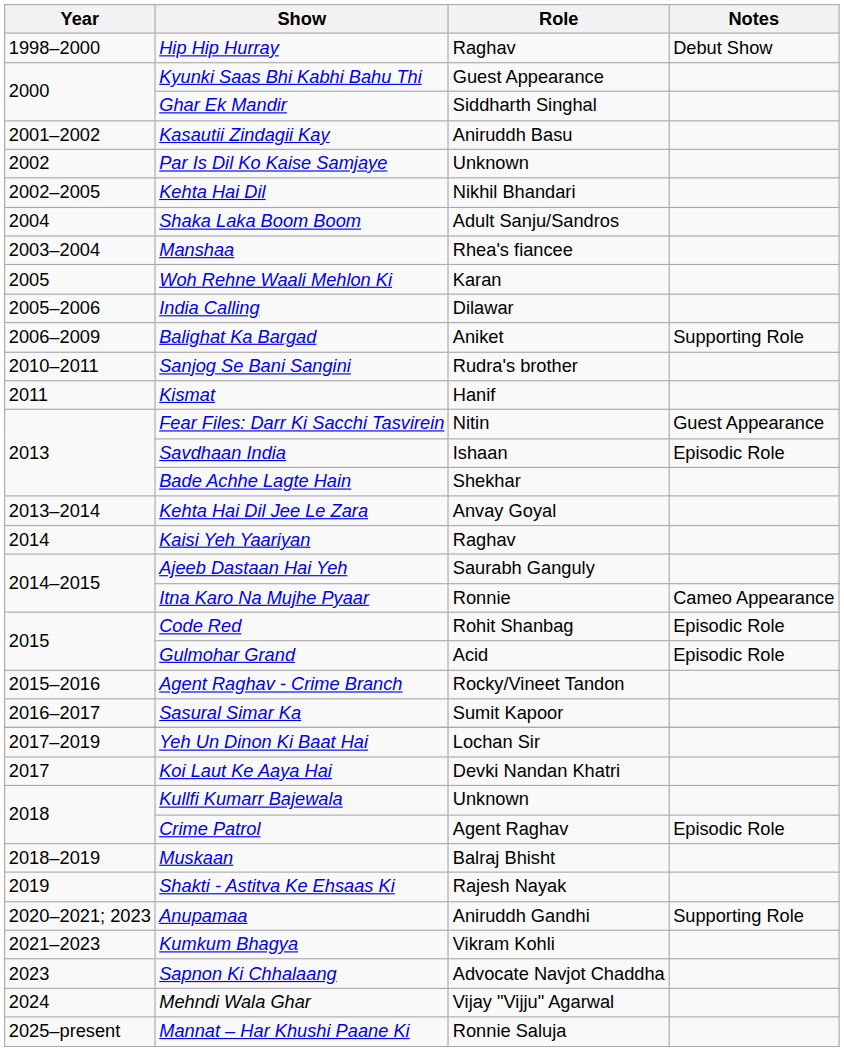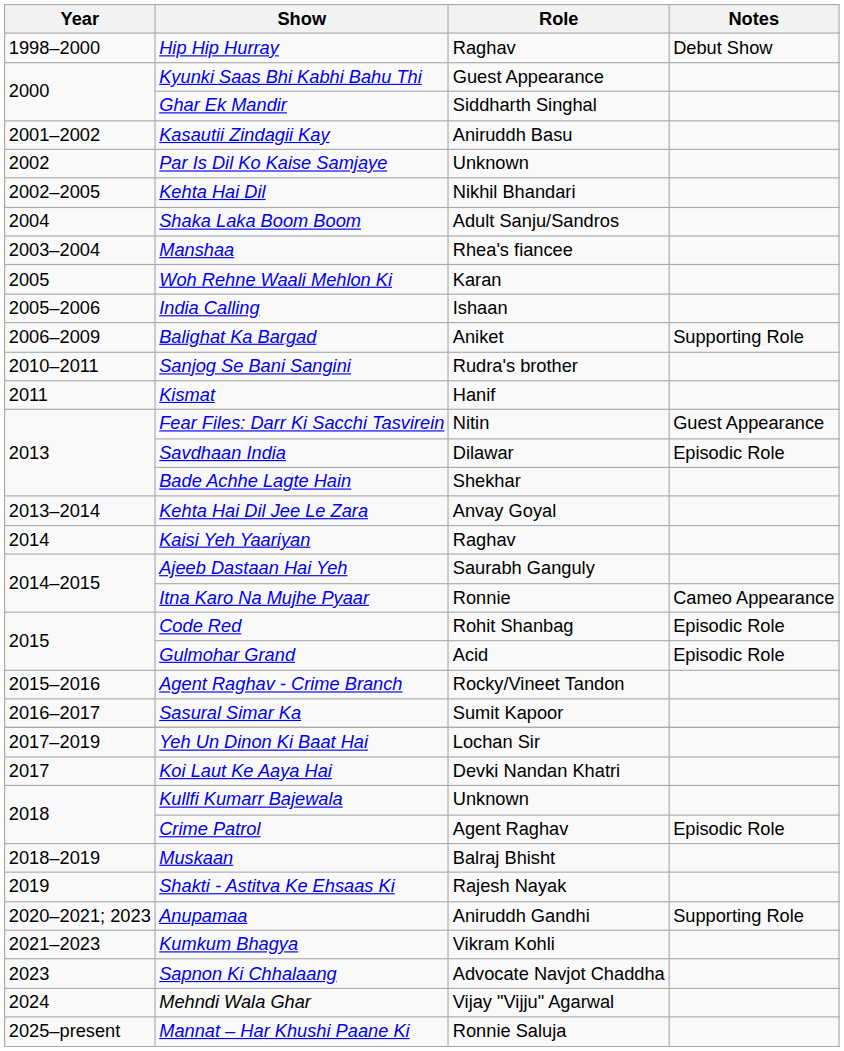(483, 308) Dilawar -> (480, 308) Ishaan
(480, 452) Ishaan -> (483, 452) Dilawar
